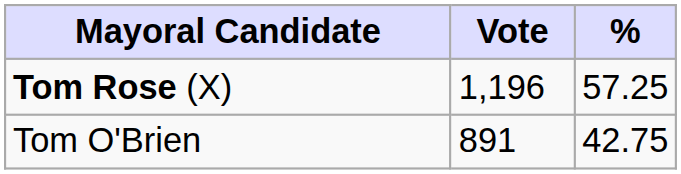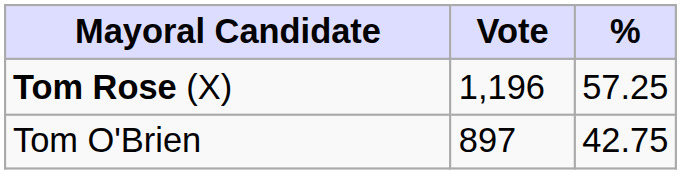(488, 140) 891 -> (488, 140) 897
